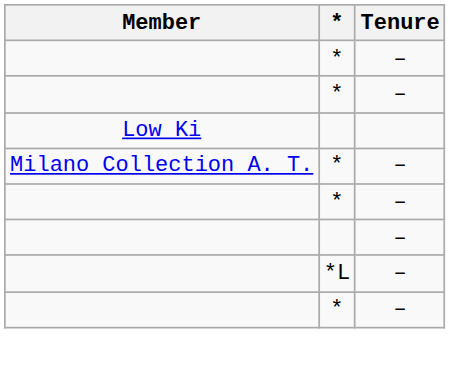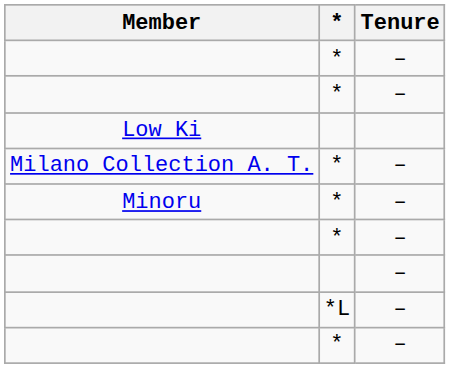+ row: (162, 202)
